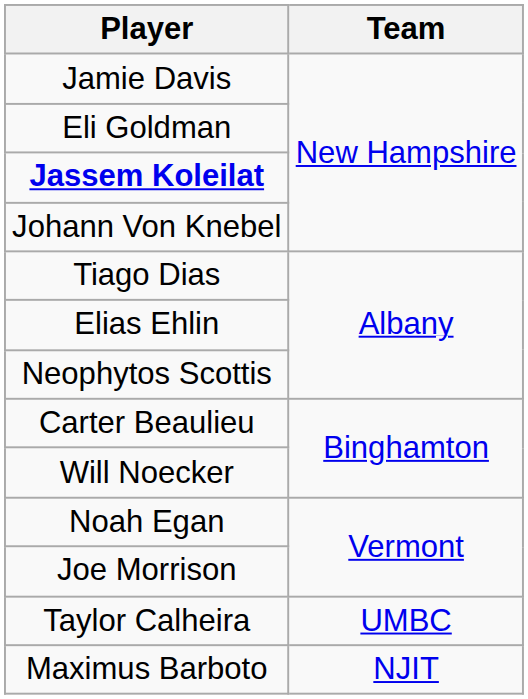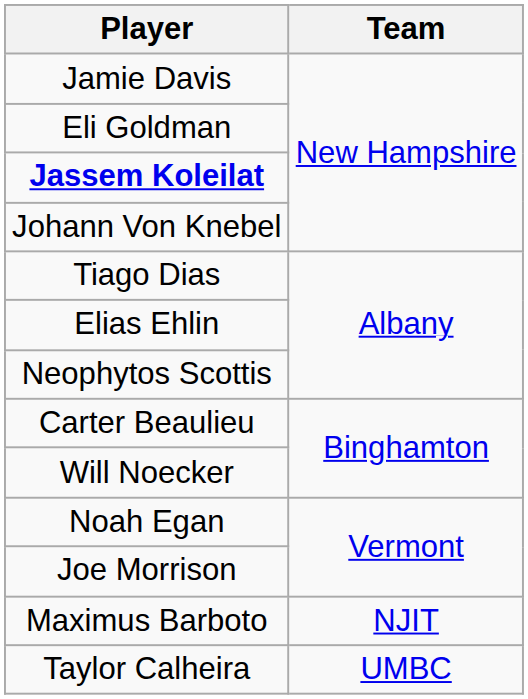rows swapped: (147, 619) <-> (147, 669)
